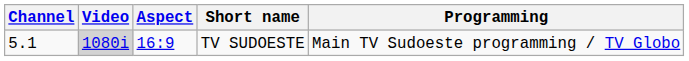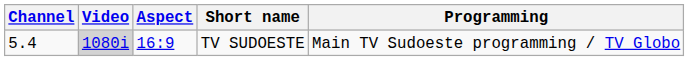(23, 43) 5.1 -> (23, 43) 5.4
